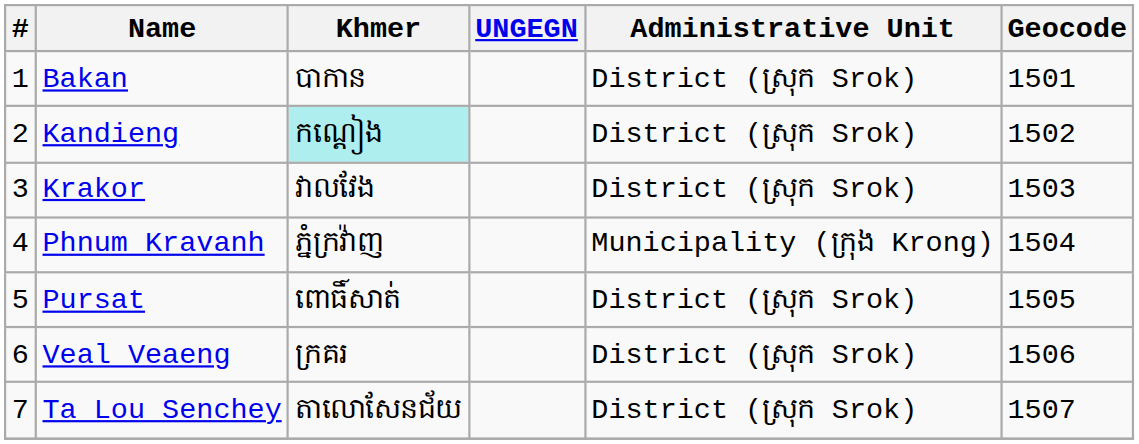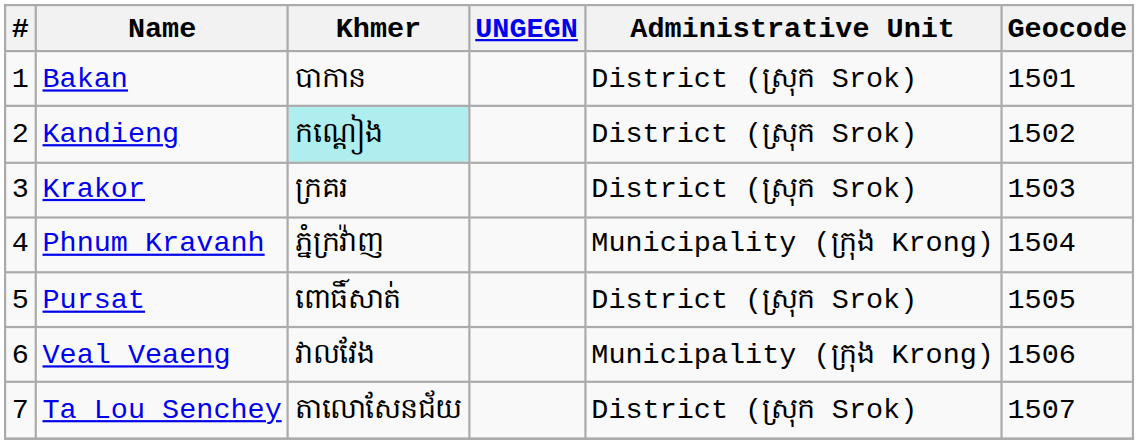(335, 189) វាលវែង -> (322, 189) ក្រគរ
(322, 355) ក្រគរ -> (335, 355) វាលវែង
(754, 355) District (ស្រុក Srok) -> (793, 355) Municipality (ក្រុង Krong)
